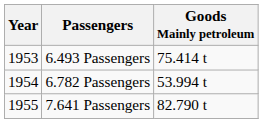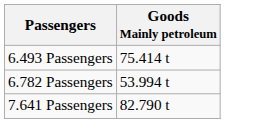- column: (23, 25)
